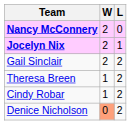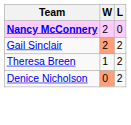- row: (36, 45)
(105, 62) no background -> (105, 45) lightsalmon background
- row: (36, 95)
